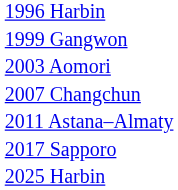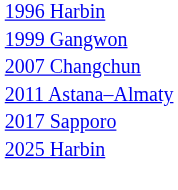- row: (58, 66)
